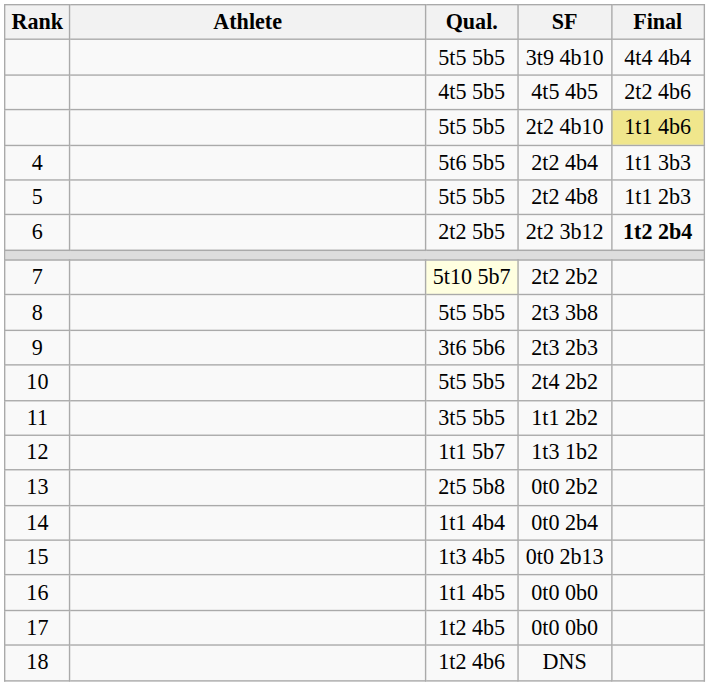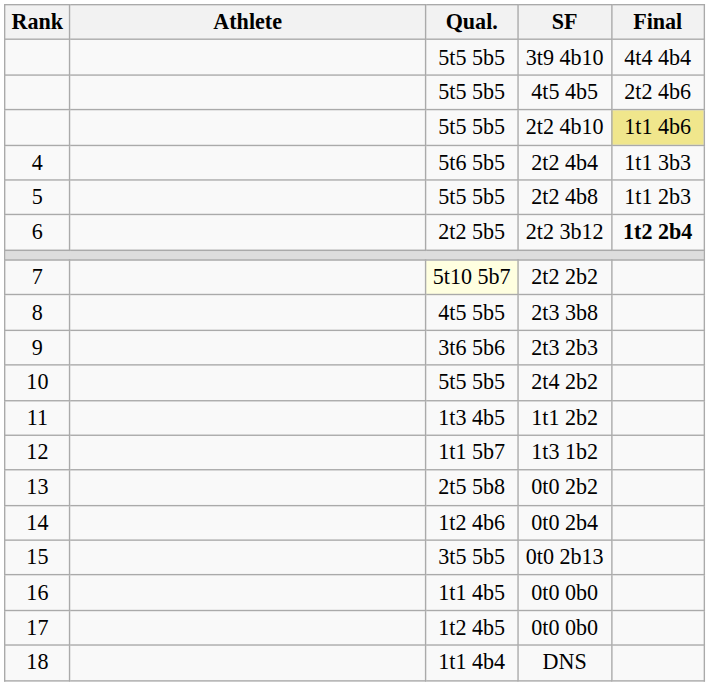(472, 92) 4t5 5b5 -> (472, 92) 5t5 5b5
(472, 312) 5t5 5b5 -> (472, 312) 4t5 5b5
(472, 417) 3t5 5b5 -> (472, 417) 1t3 4b5
(472, 522) 1t1 4b4 -> (472, 522) 1t2 4b6
(472, 557) 1t3 4b5 -> (472, 557) 3t5 5b5
(472, 662) 1t2 4b6 -> (472, 662) 1t1 4b4
